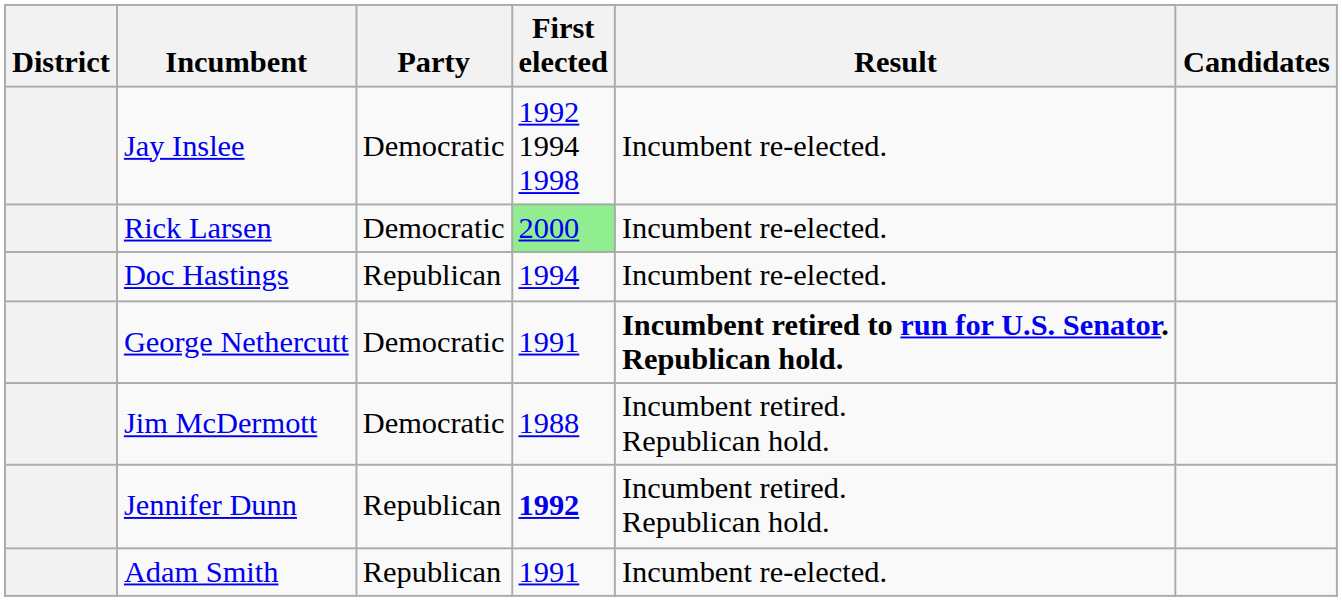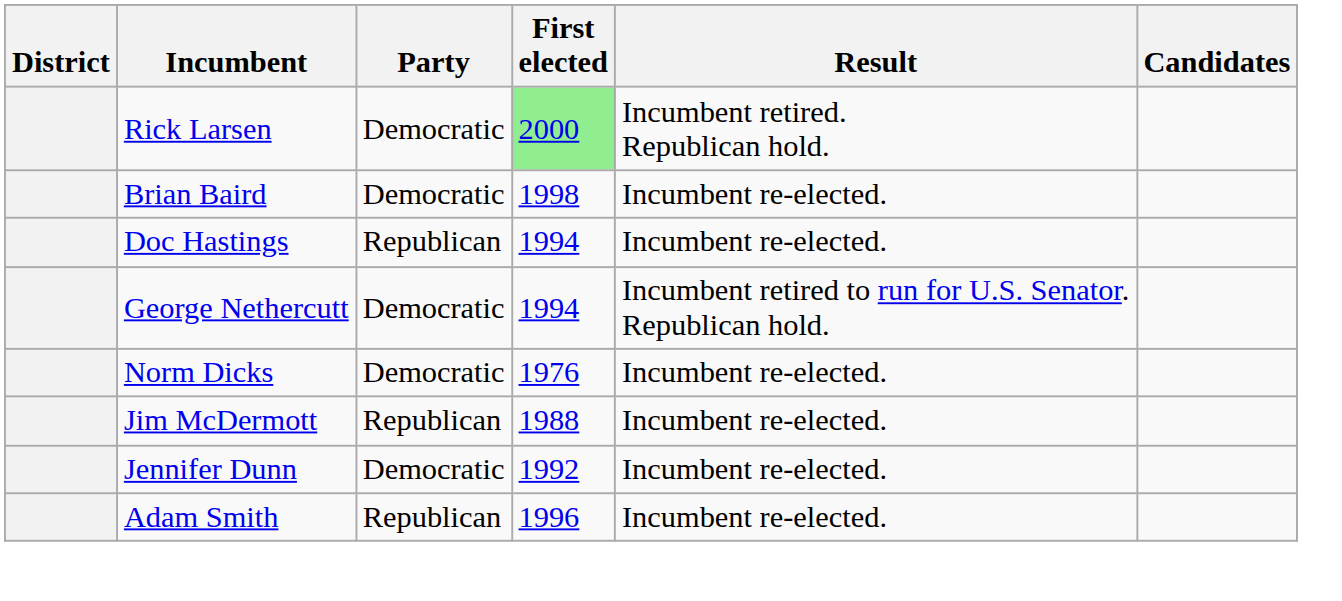- row: (184, 145)
(754, 227) Incumbent re-elected. -> (734, 128) Incumbent retired. Republican hold.
+ row: (195, 193)
(549, 341) 1991 -> (549, 306) 1994
(895, 341) bold -> (876, 306) normal
+ row: (199, 372)
(434, 423) Democratic -> (432, 420) Republican
(734, 423) Incumbent retired. Republican hold. -> (754, 420) Incumbent re-elected.
(432, 505) Republican -> (434, 468) Democratic
(549, 505) bold -> (549, 468) normal
(734, 505) Incumbent retired. Republican hold. -> (754, 468) Incumbent re-elected.
(549, 571) 1991 -> (549, 516) 1996
